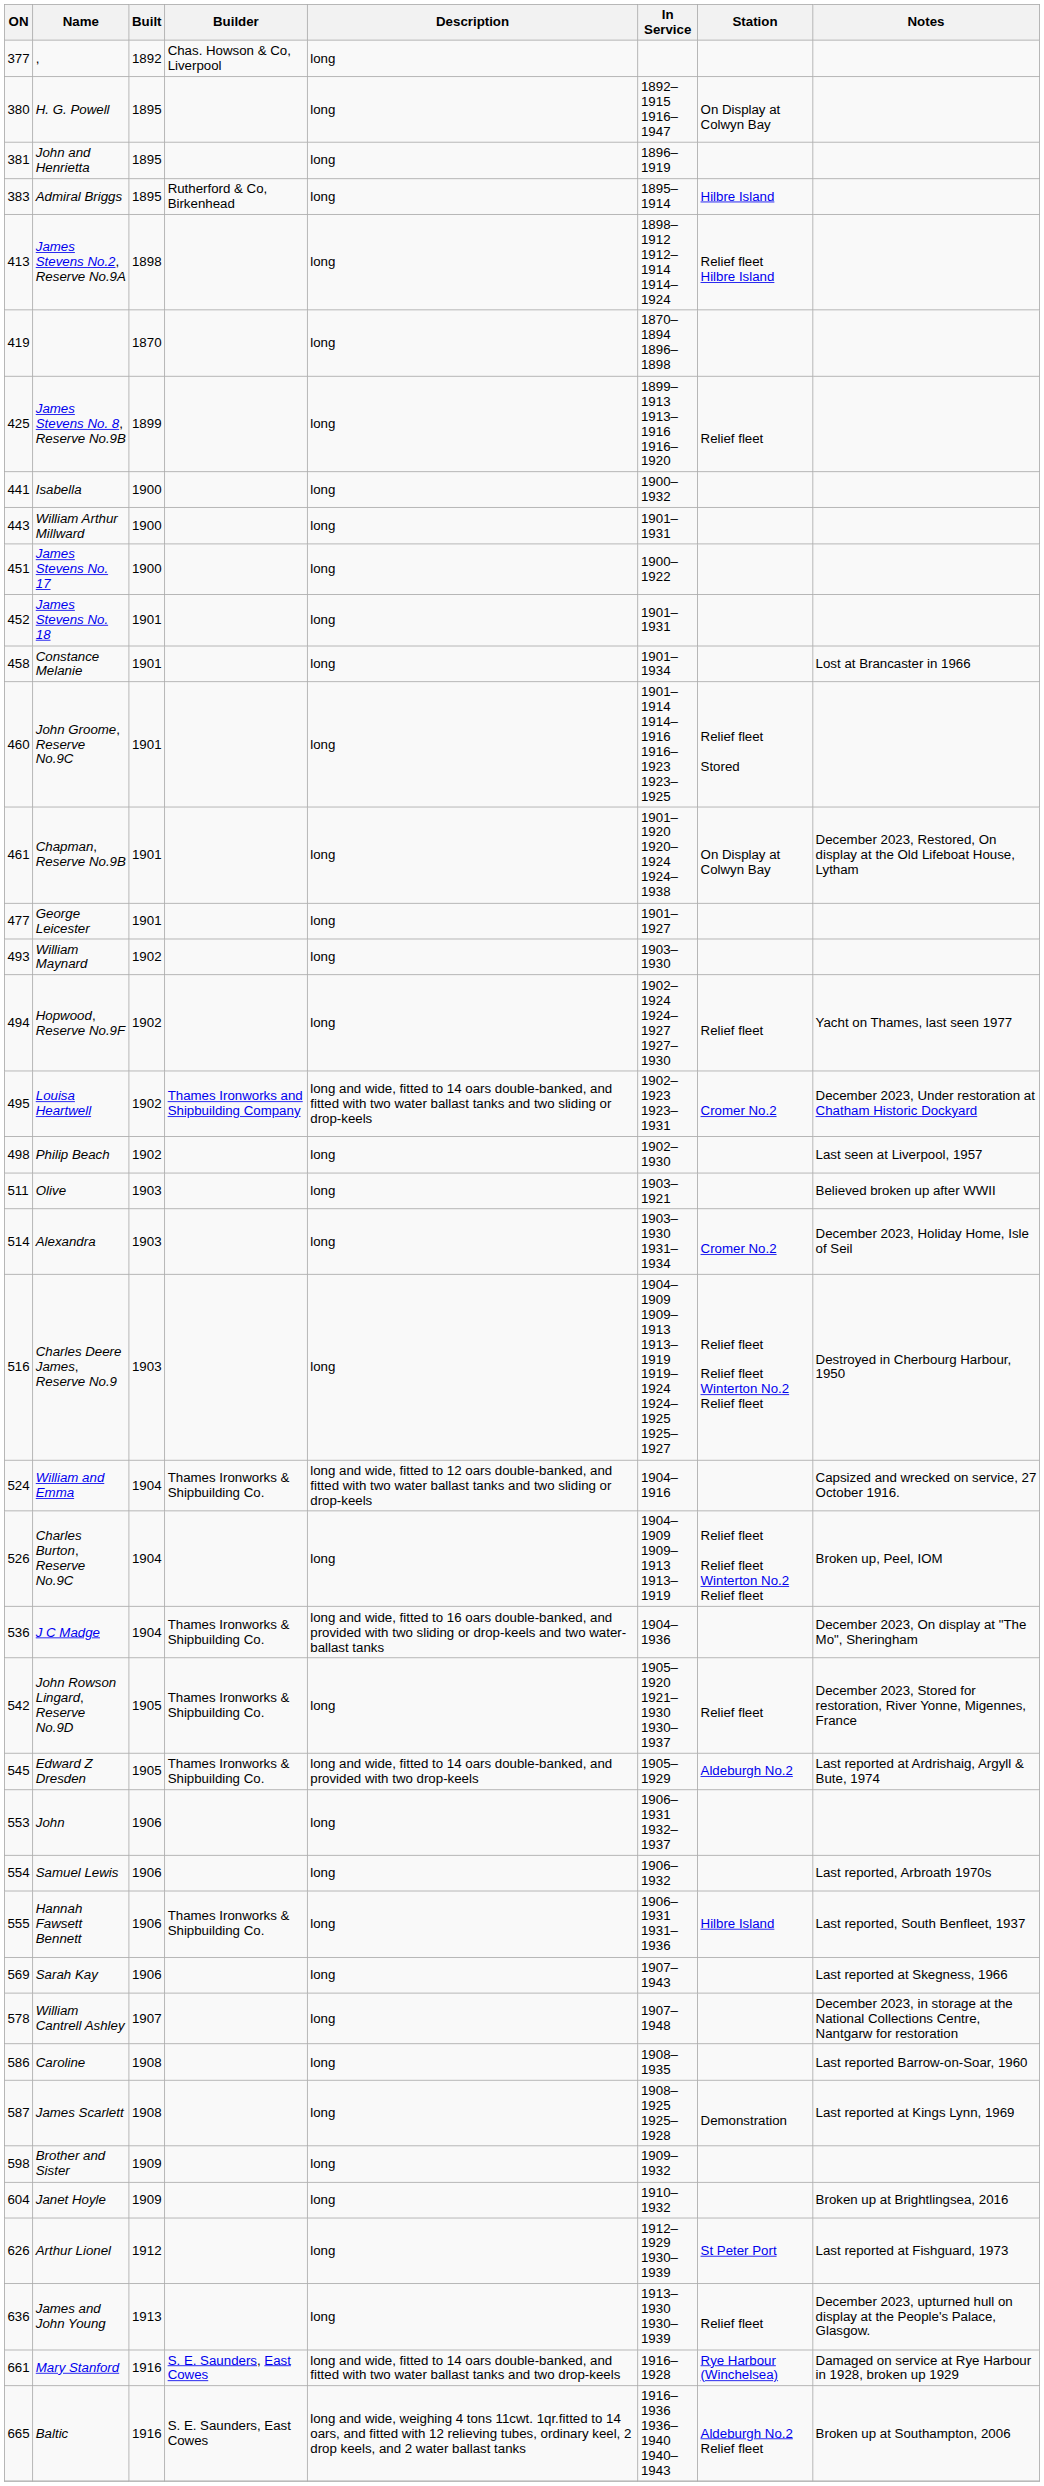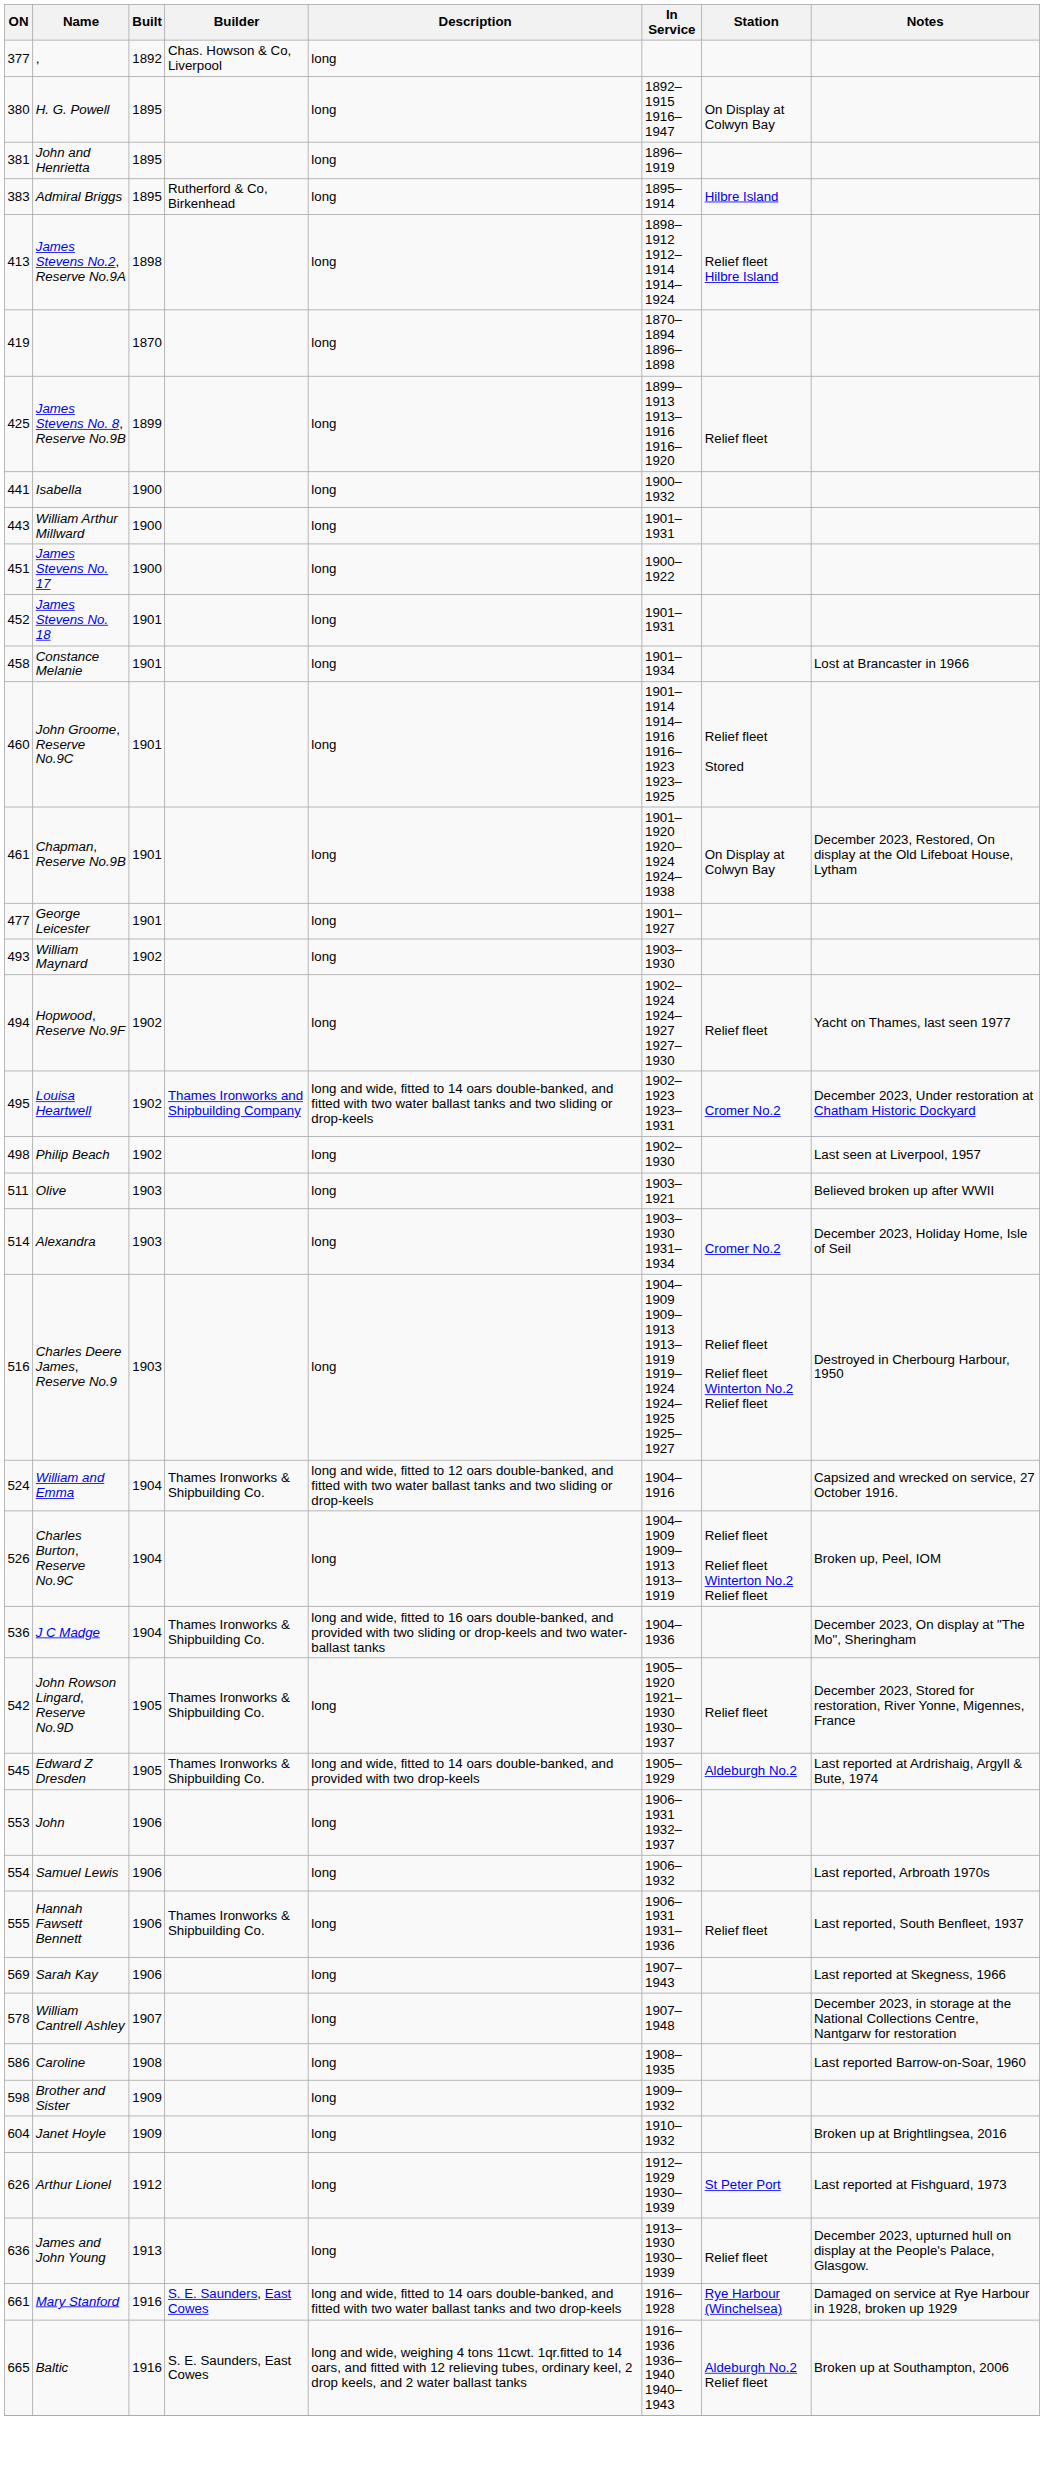(737, 1924) Hilbre Island -> (736, 1931) Relief fleet
- row: (19, 2113)
